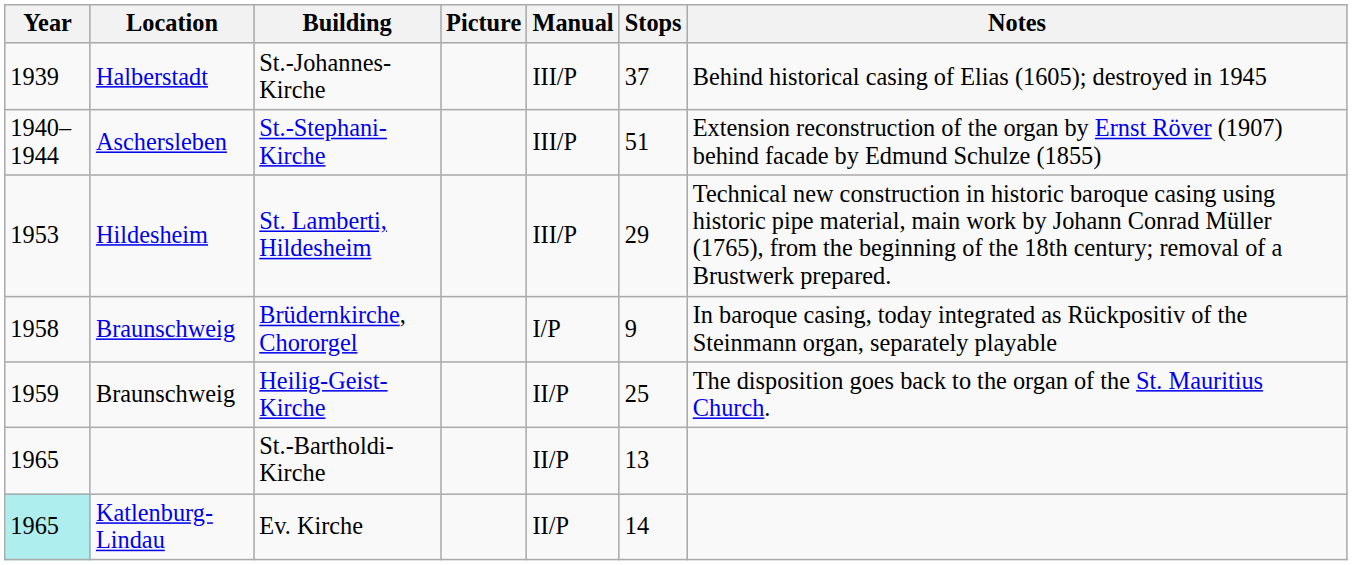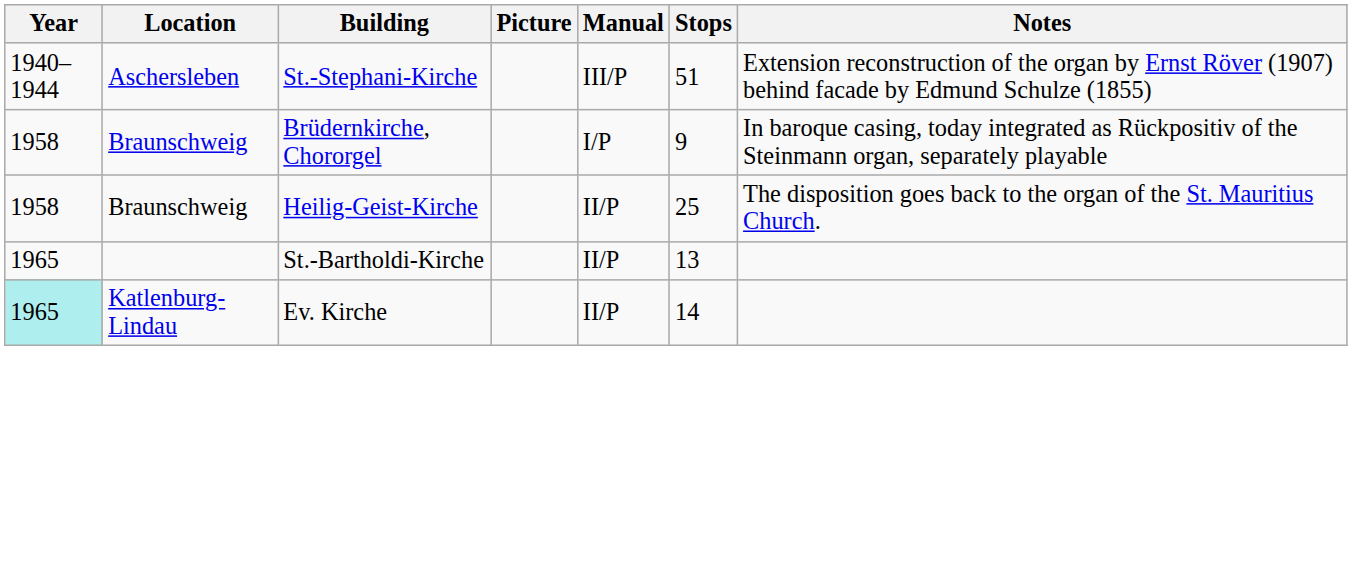- row: (325, 76)
- row: (323, 235)
(35, 394) 1959 -> (35, 207) 1958
